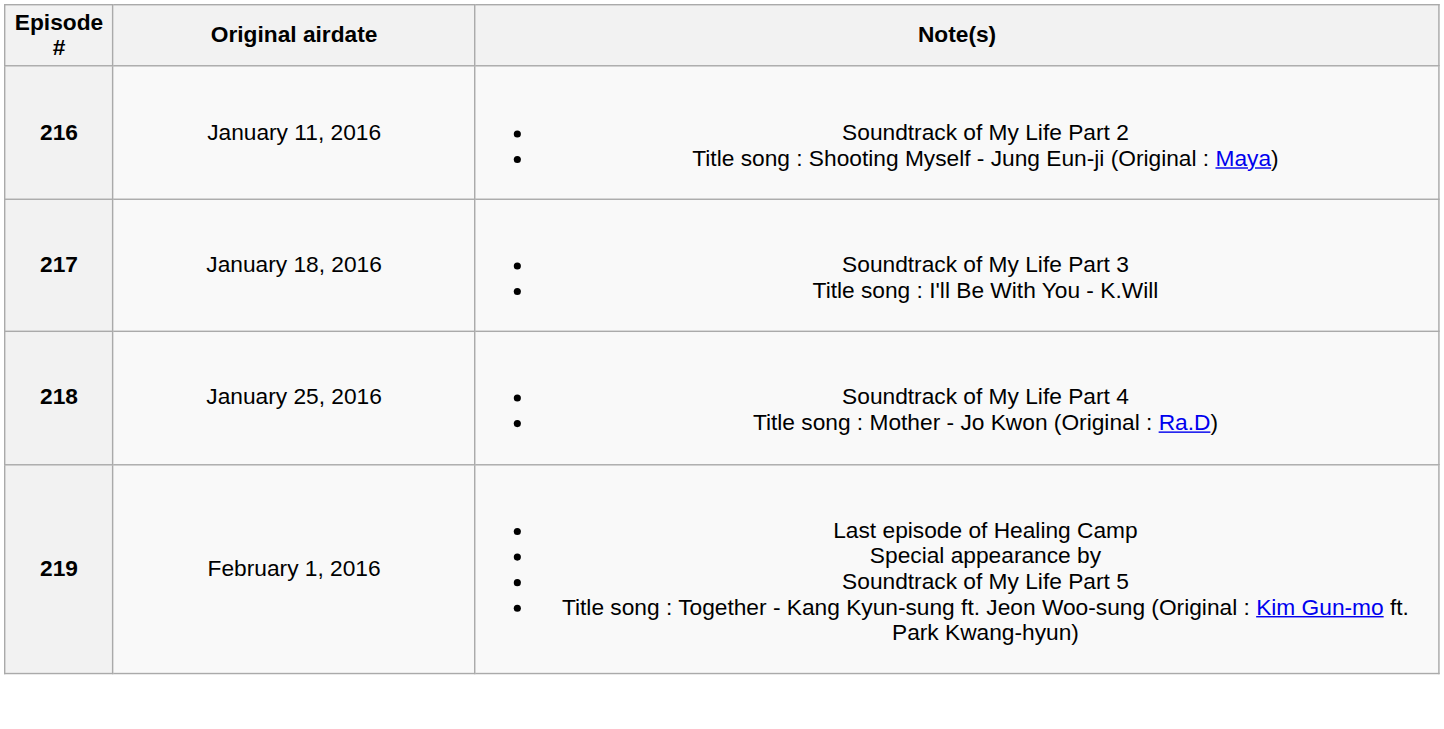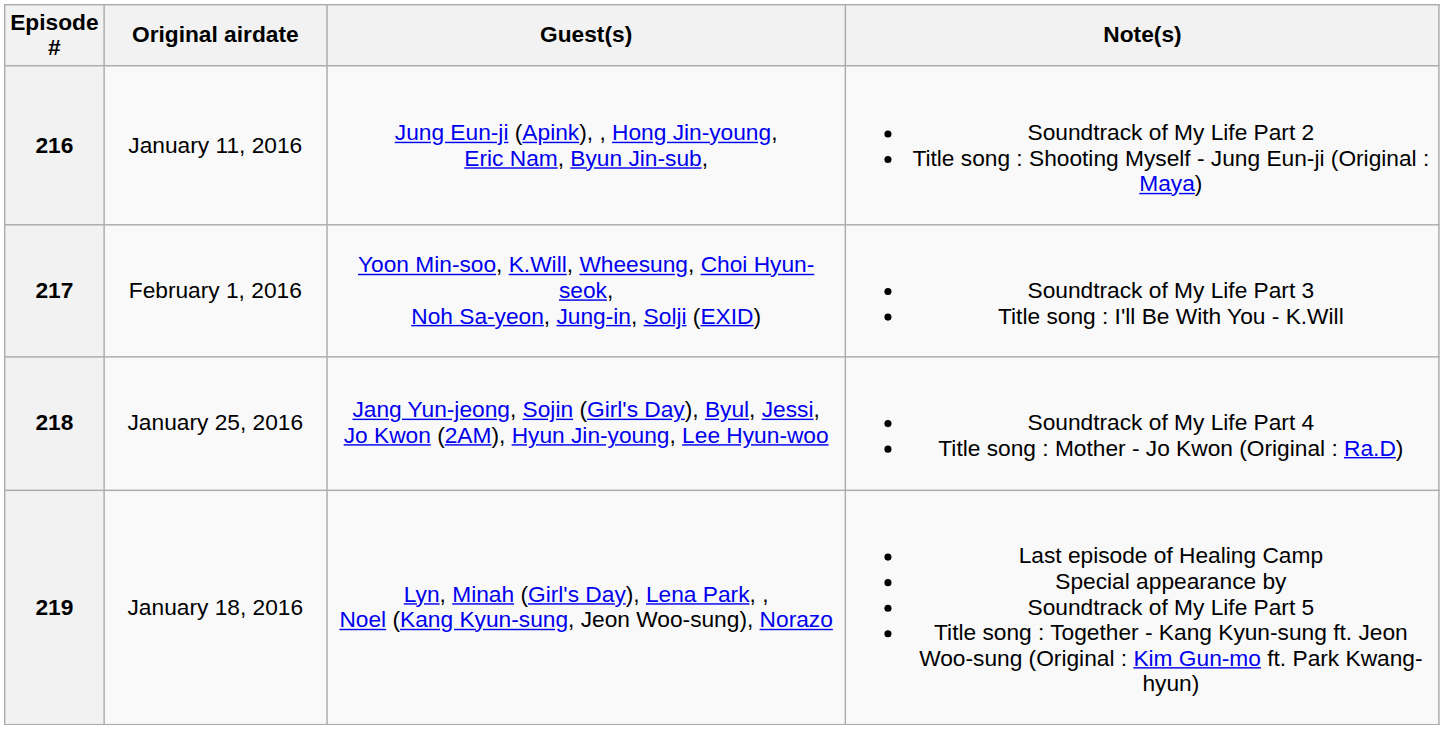+ column: (586, 35)
(294, 264) January 18, 2016 -> (215, 290) February 1, 2016
(294, 568) February 1, 2016 -> (215, 606) January 18, 2016
